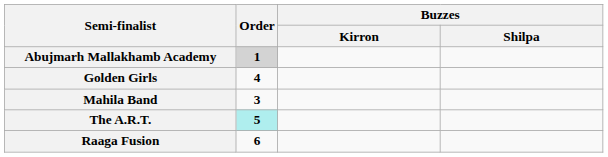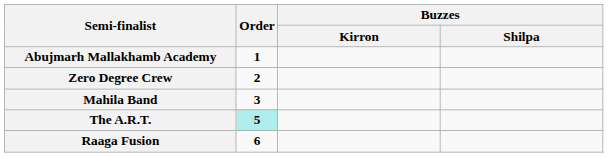(257, 57) lightgrey background -> (257, 57) no background
- row: (120, 78)
+ row: (120, 78)
